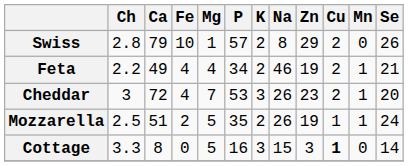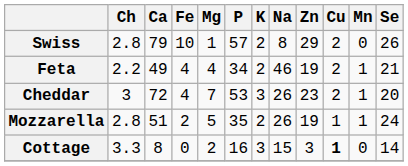(126, 122) 2.5 -> (126, 122) 2.8
(212, 148) 5 -> (212, 148) 2
